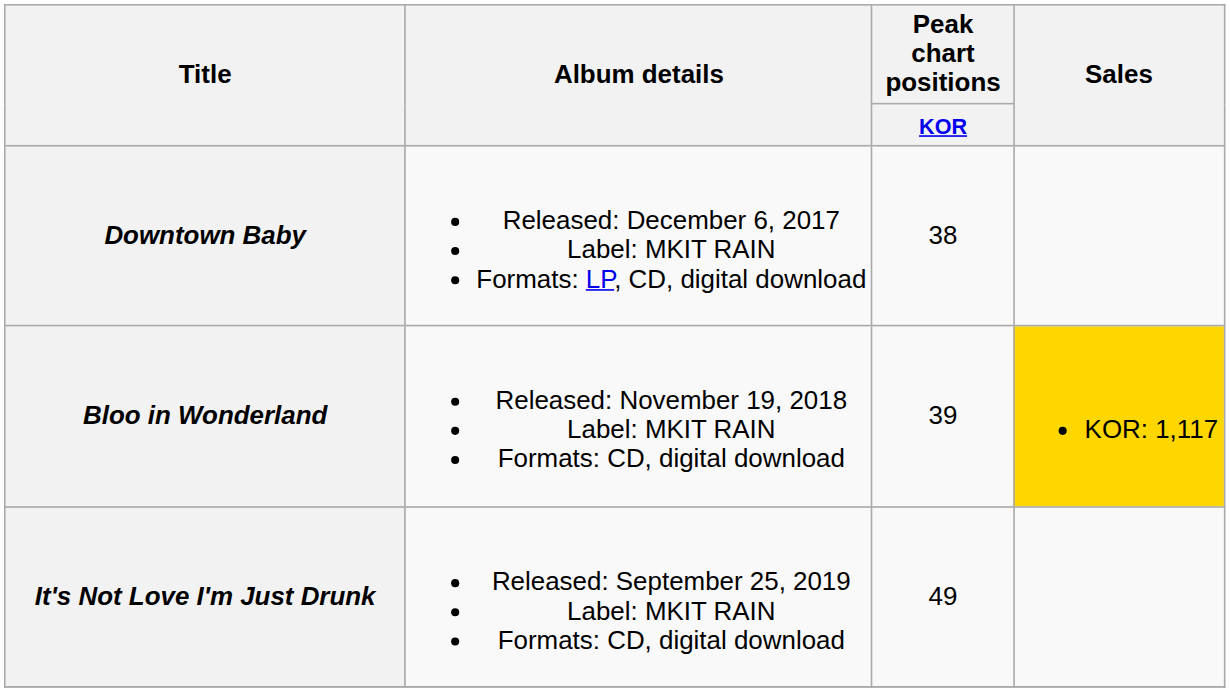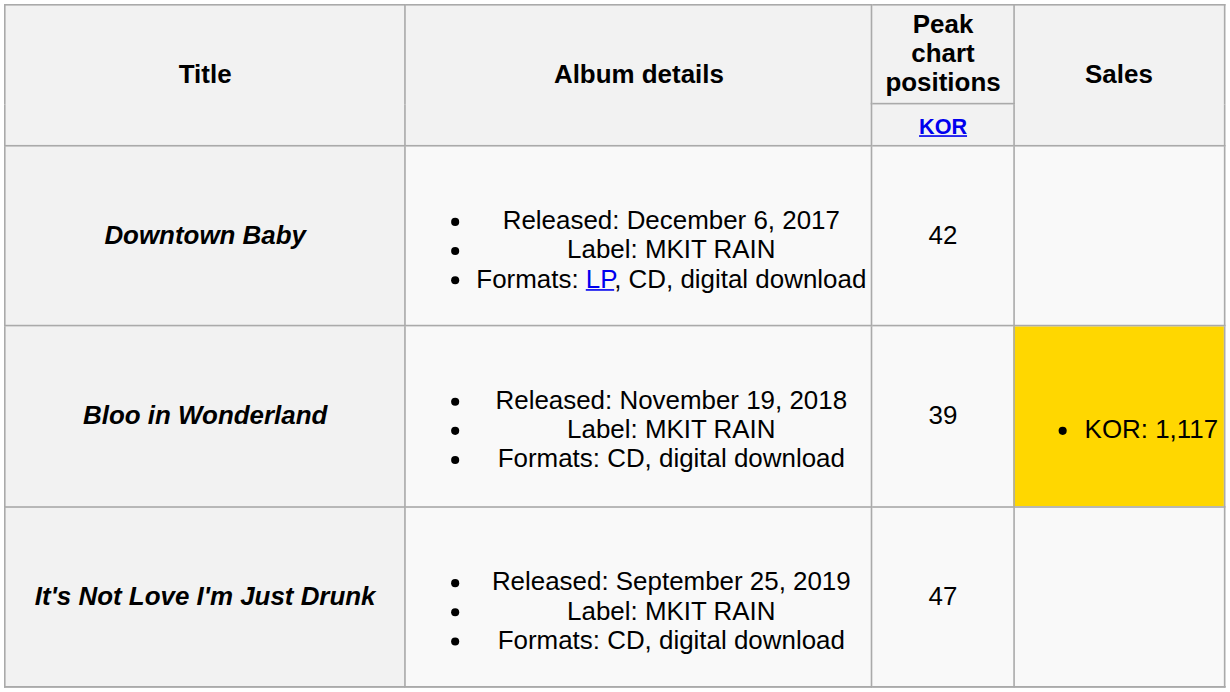(943, 235) 38 -> (943, 235) 42
(943, 596) 49 -> (943, 596) 47
